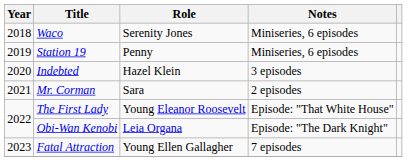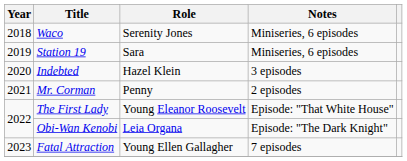(138, 52) Penny -> (133, 52) Sara
(133, 90) Sara -> (138, 90) Penny
